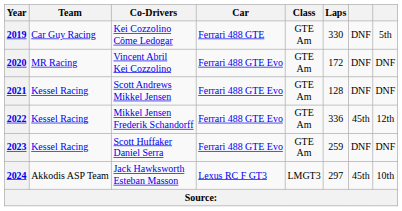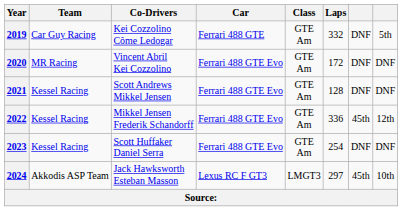(336, 35) 330 -> (336, 35) 332
(336, 147) 259 -> (336, 147) 254
